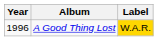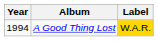(18, 28) 1996 -> (18, 28) 1994
